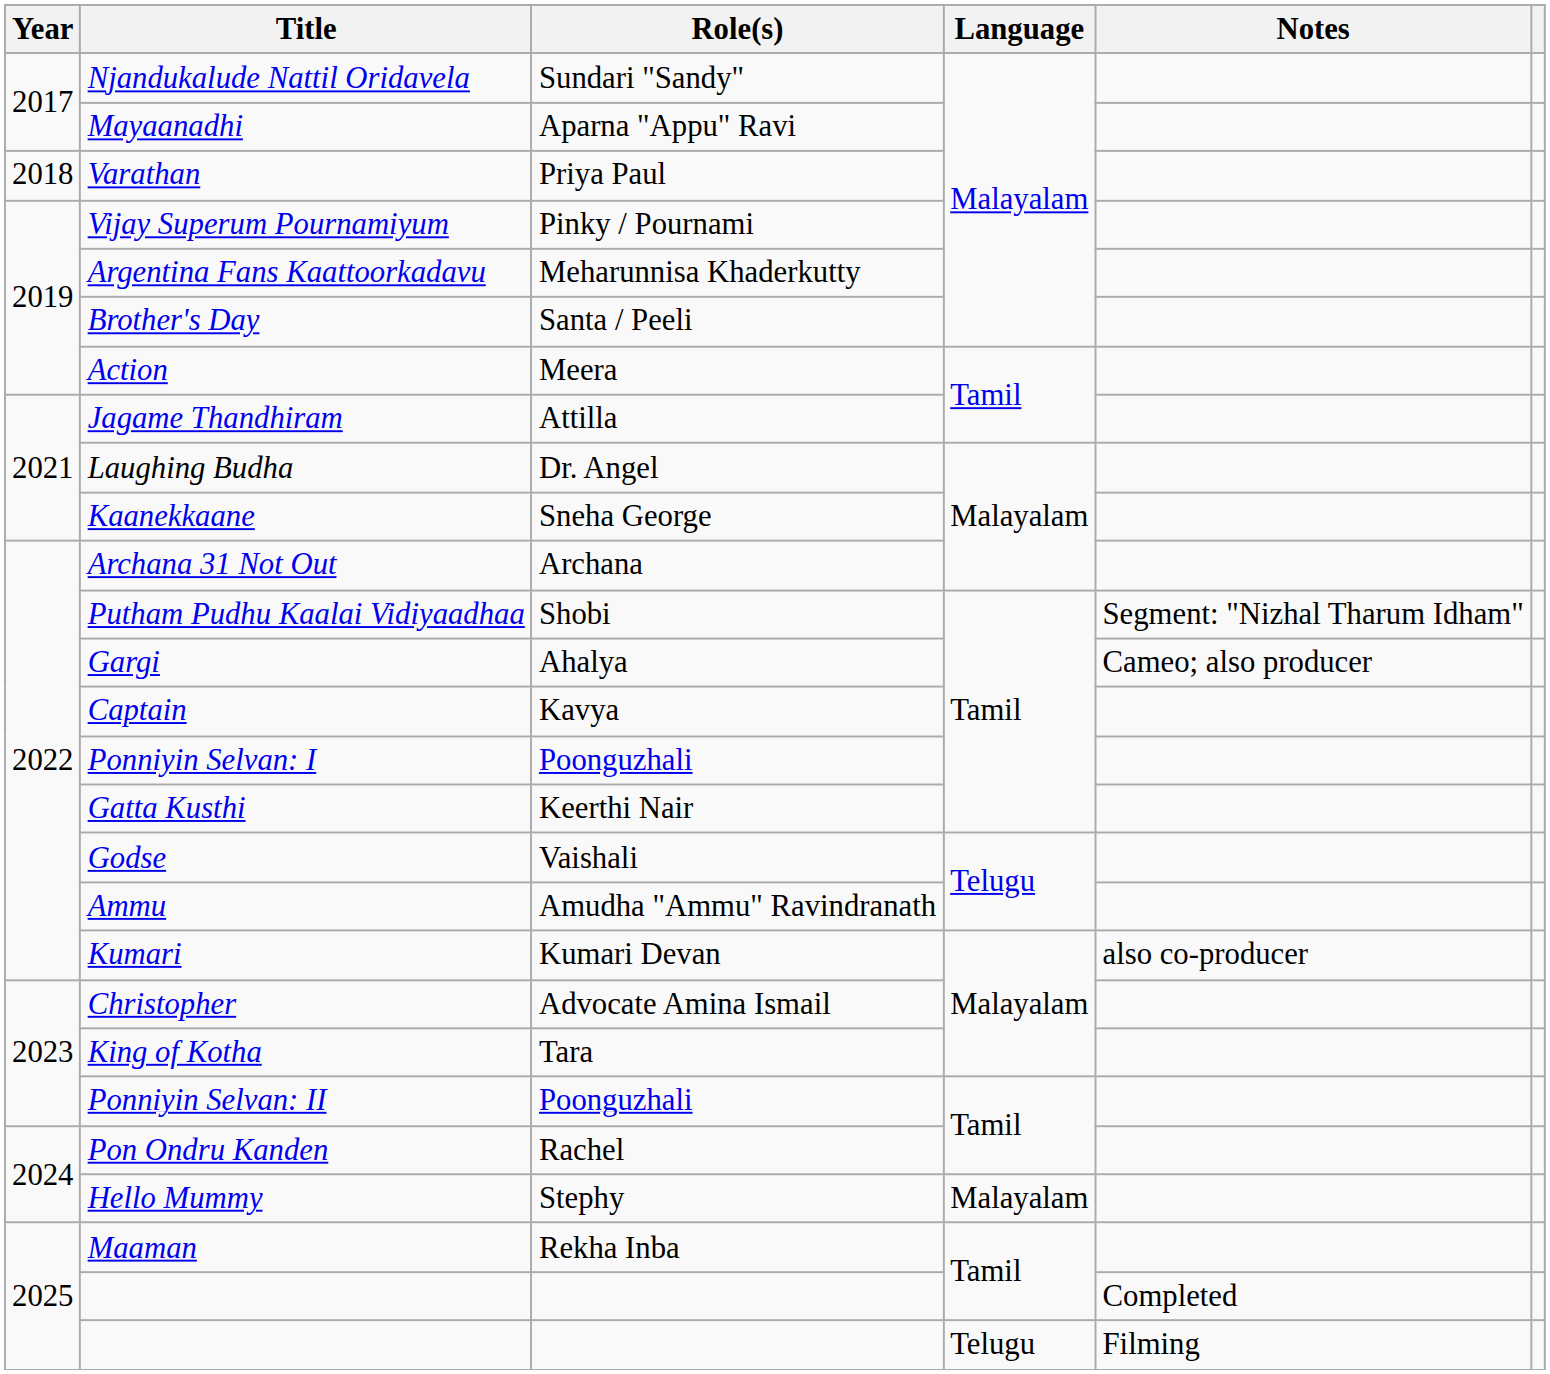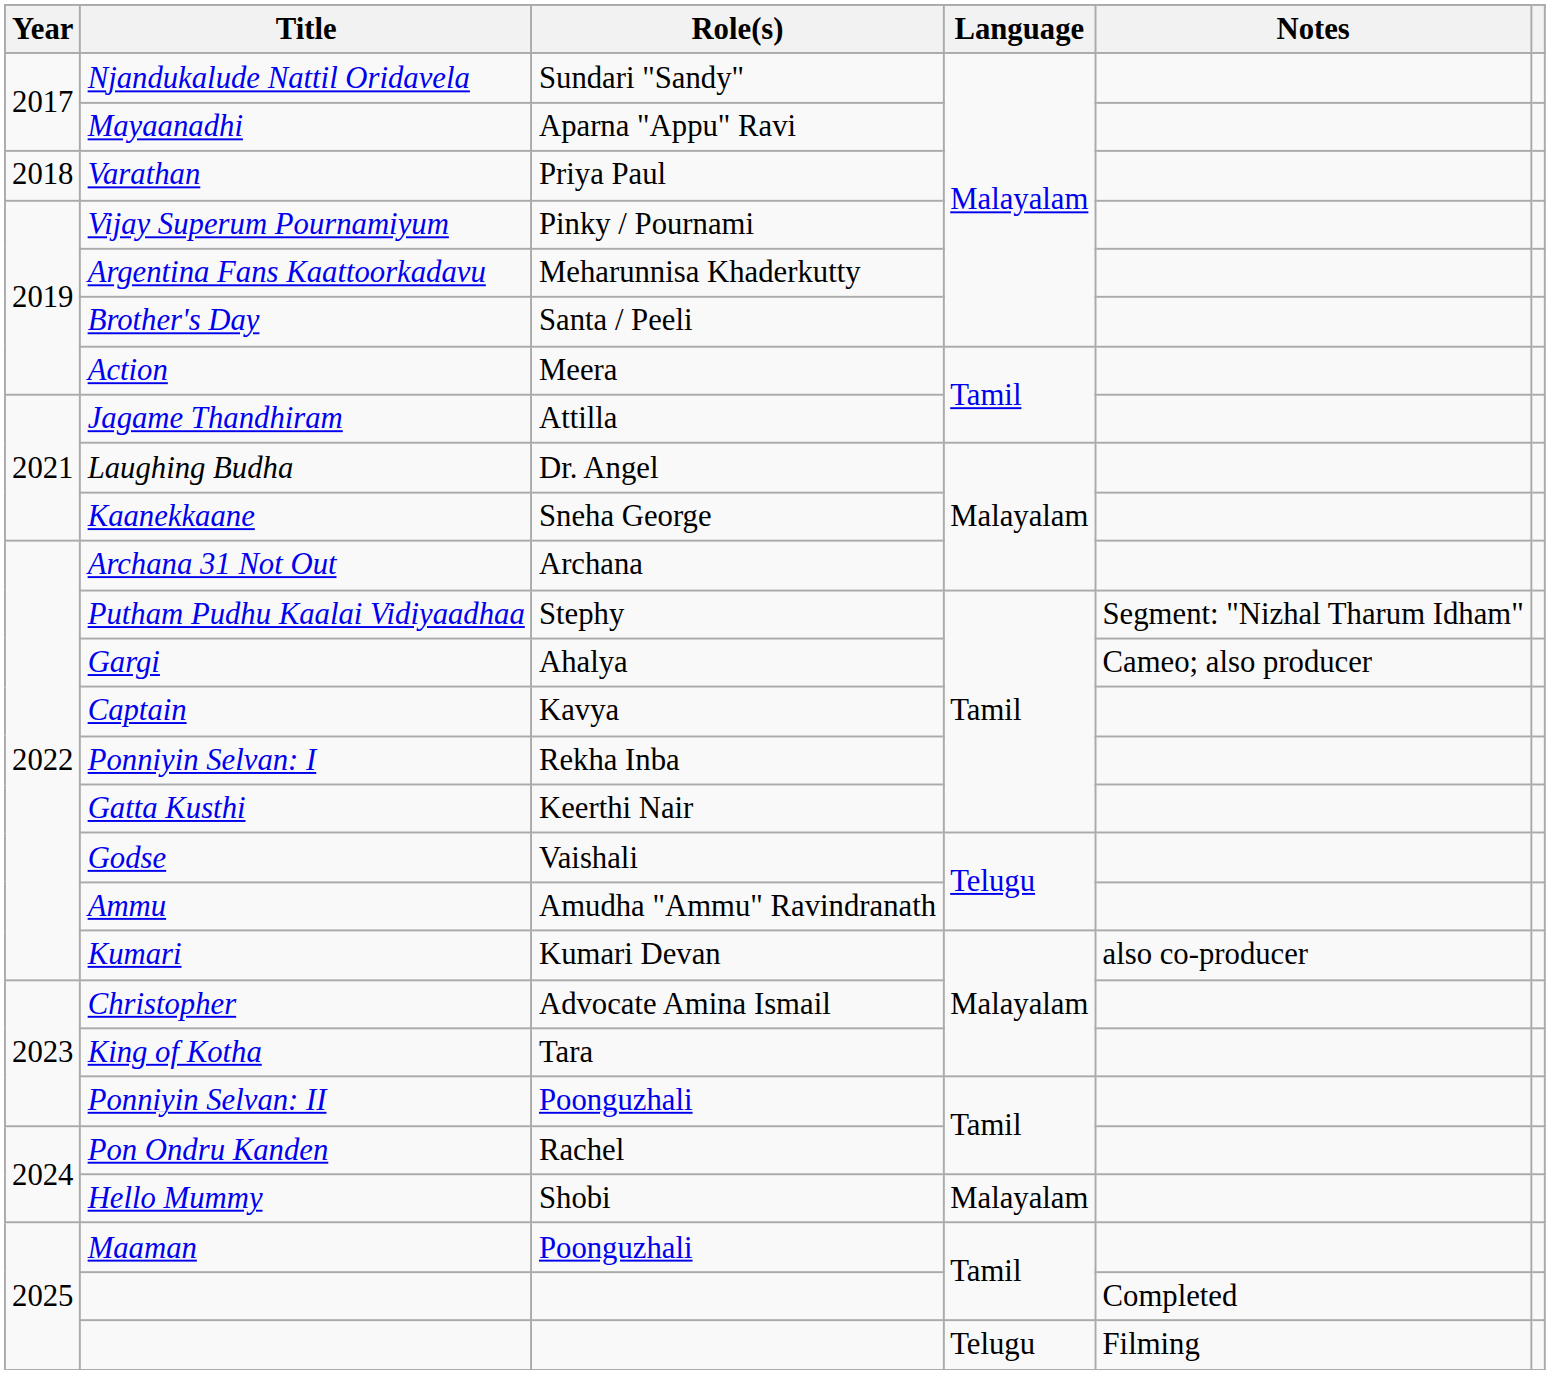(575, 613) Shobi -> (582, 613) Stephy
(616, 759) Poonguzhali -> (609, 759) Rekha Inba
(582, 1198) Stephy -> (575, 1198) Shobi
(609, 1246) Rekha Inba -> (616, 1246) Poonguzhali
